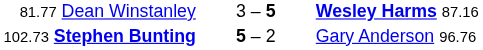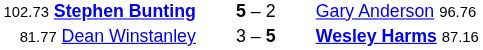rows swapped: (100, 36) <-> (108, 11)
